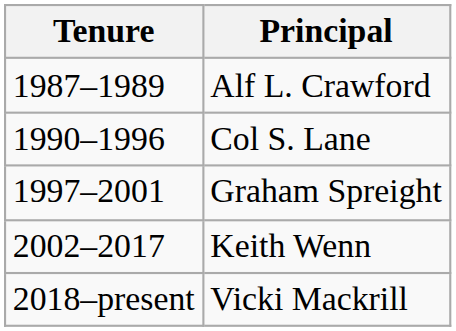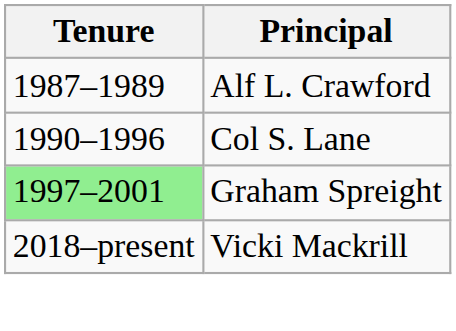(89, 191) no background -> (89, 191) lightgreen background
- row: (291, 245)
